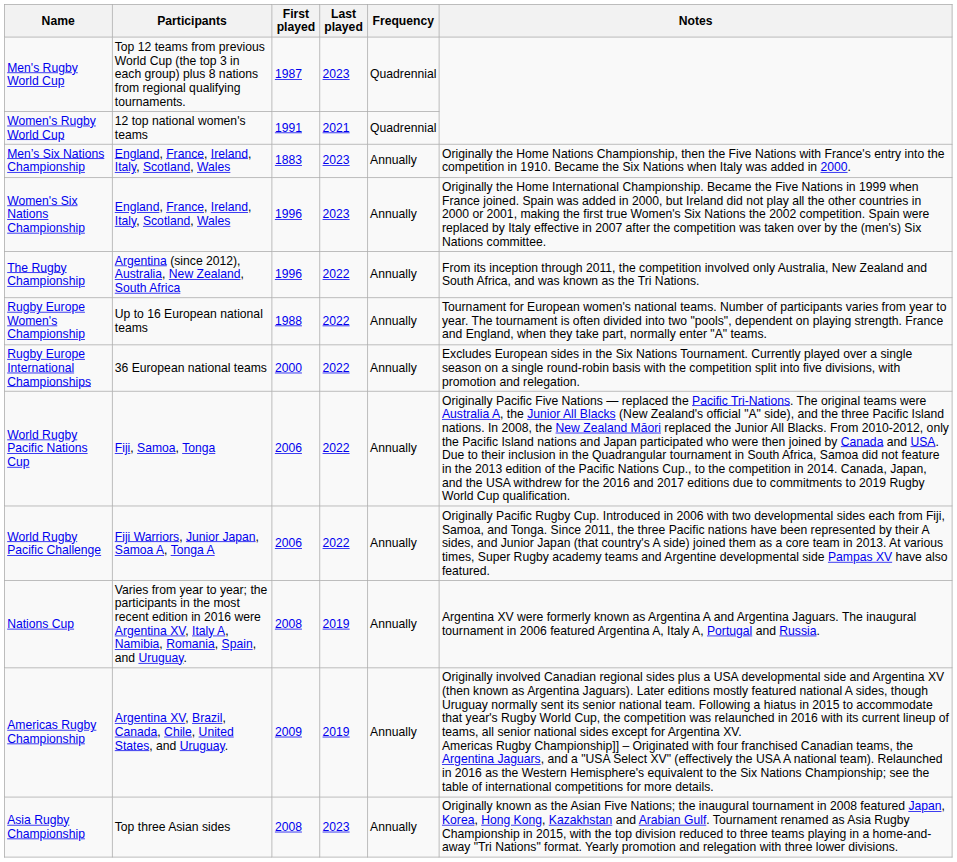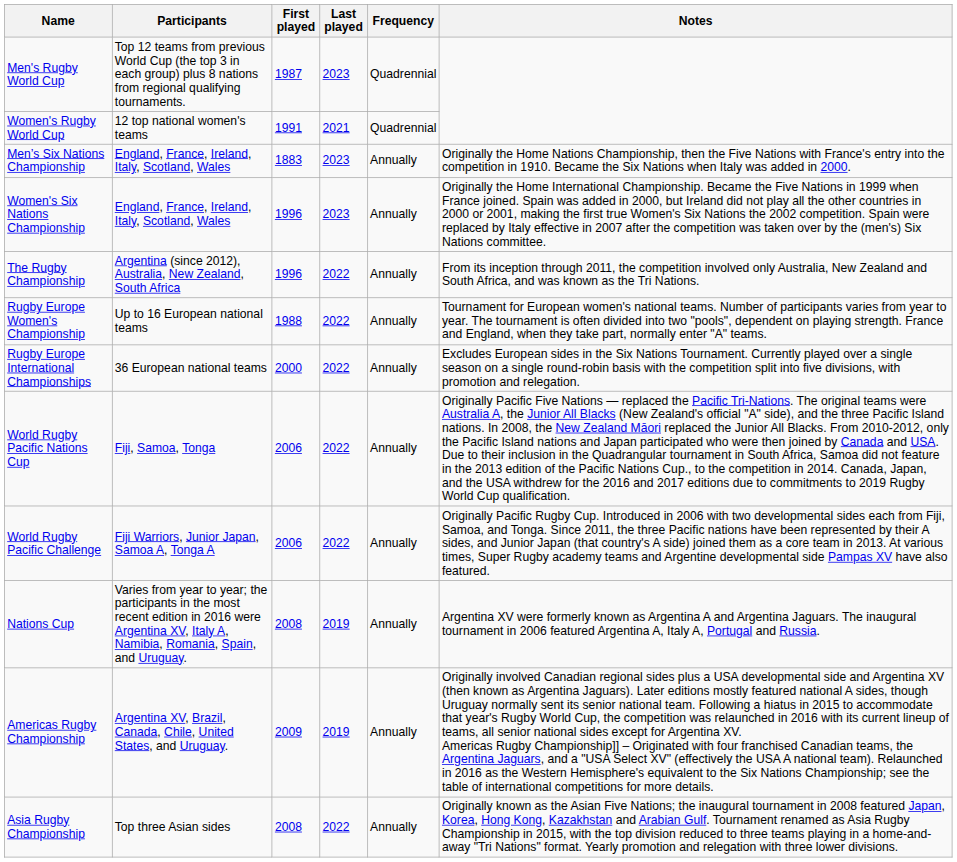(336, 826) 2023 -> (336, 826) 2022
